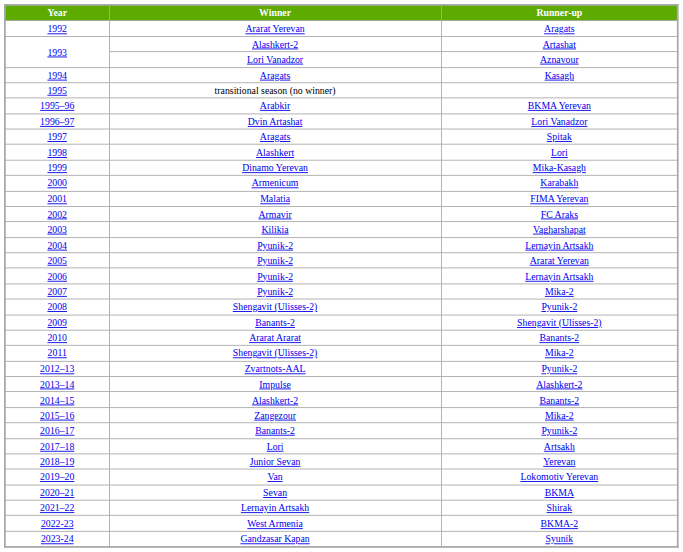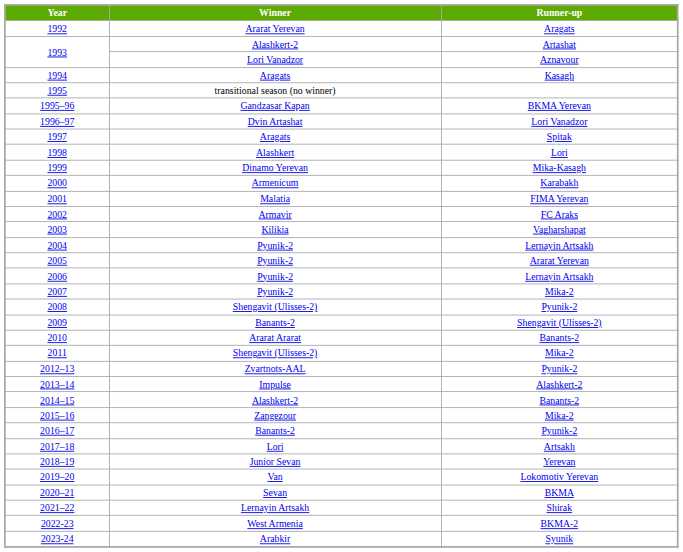(275, 106) Arabkir -> (275, 106) Gandzasar Kapan
(275, 539) Gandzasar Kapan -> (275, 539) Arabkir
